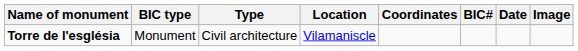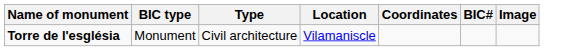- column: (513, 14)
